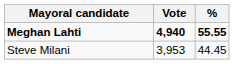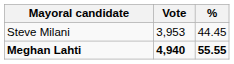rows swapped: (44, 31) <-> (38, 50)
